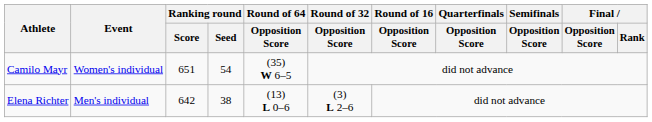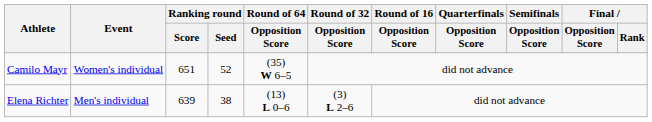(226, 69) 54 -> (226, 69) 52
(187, 101) 642 -> (187, 101) 639
